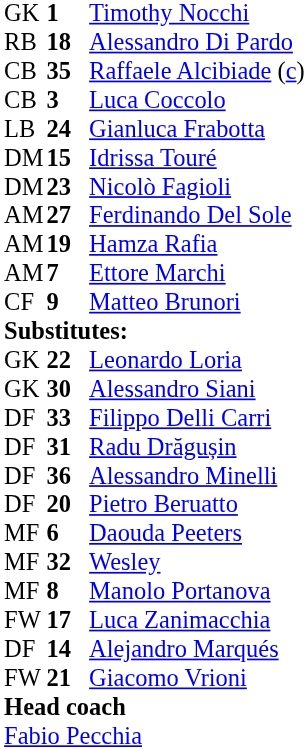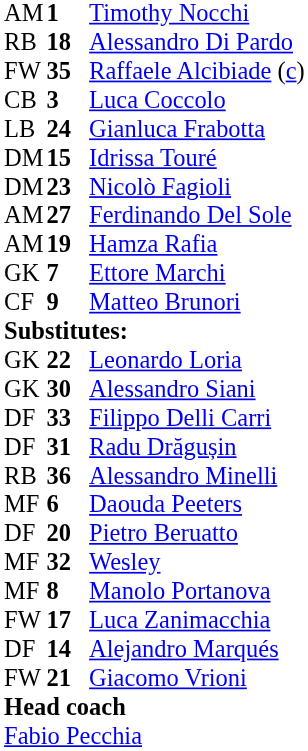(22, 13) GK -> (24, 13) AM
(20, 70) CB -> (22, 70) FW
(24, 273) AM -> (22, 273) GK
(20, 475) DF -> (20, 475) RB
rows swapped: (164, 504) <-> (166, 533)
